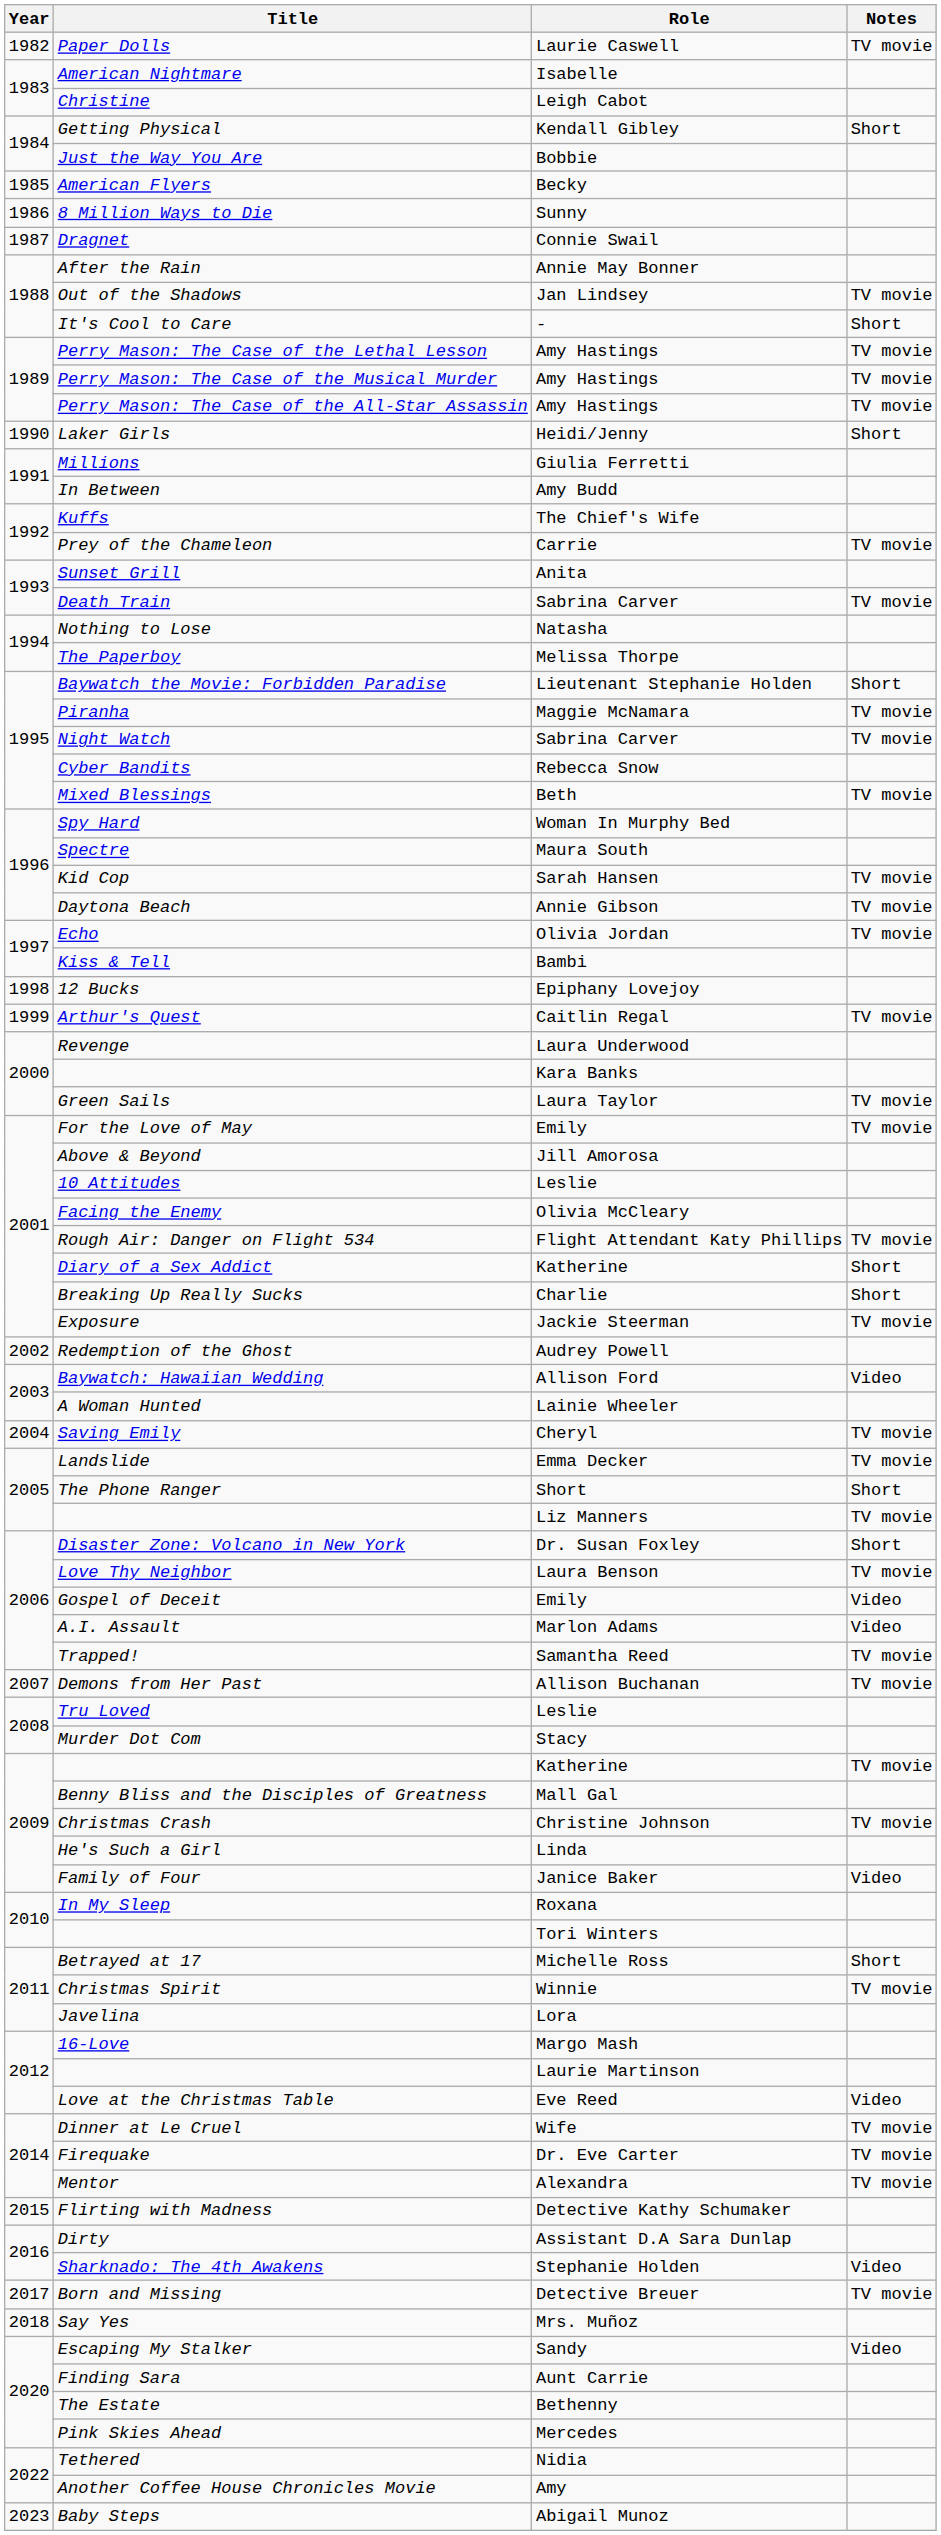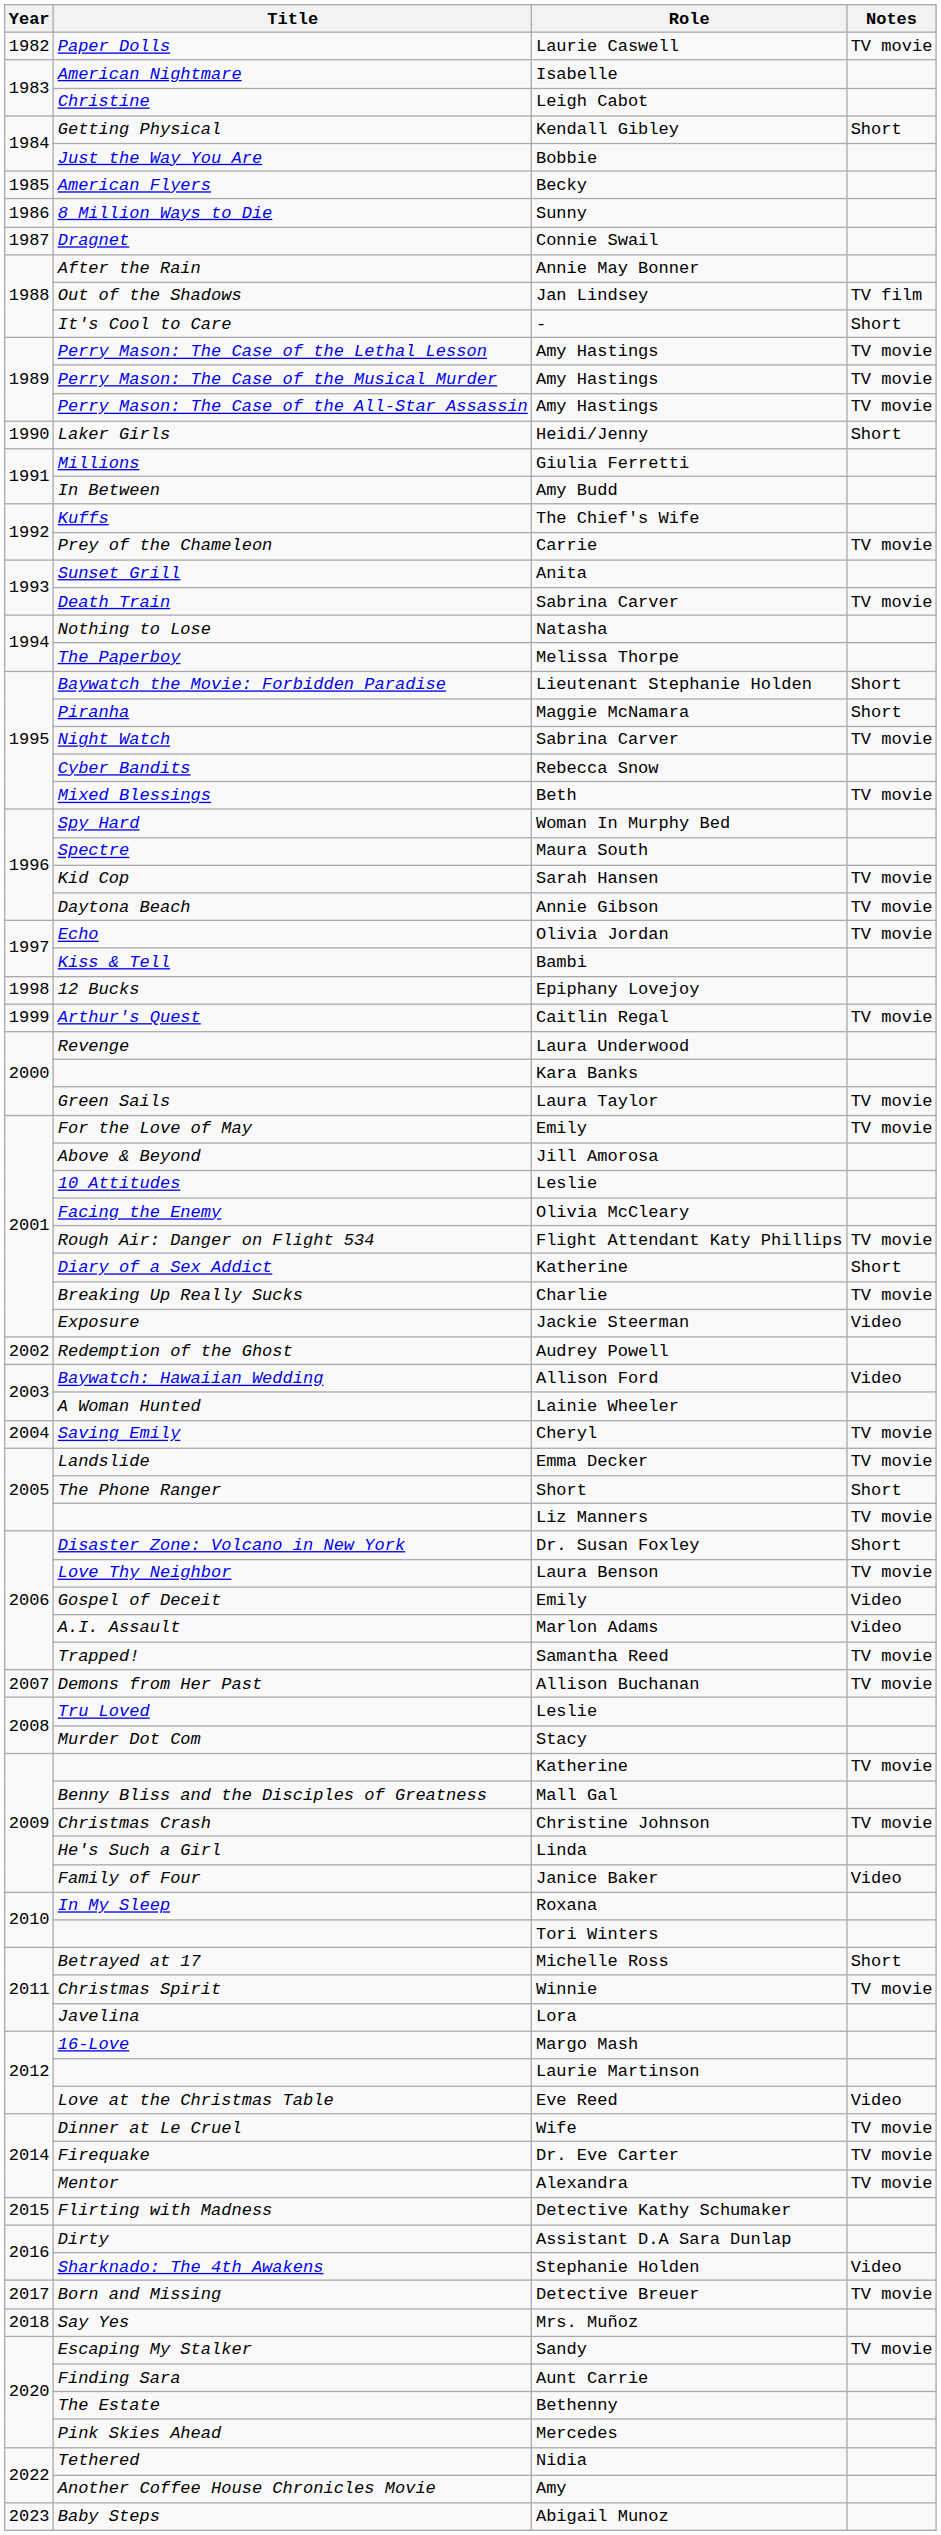(892, 296) TV movie -> (886, 296) TV film
(892, 712) TV movie -> (876, 712) Short
(876, 1295) Short -> (892, 1295) TV movie
(892, 1323) TV movie -> (876, 1323) Video
(876, 2350) Video -> (892, 2350) TV movie
